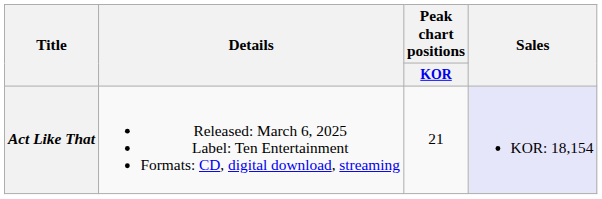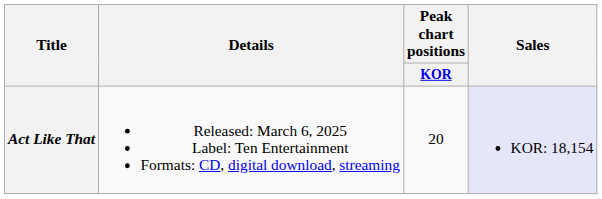(436, 139) 21 -> (436, 139) 20
